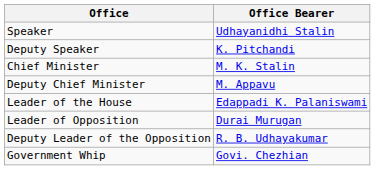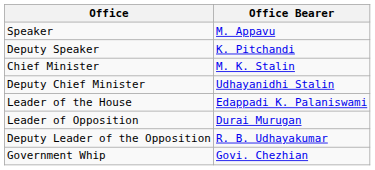(275, 31) Udhayanidhi Stalin -> (246, 31) M. Appavu
(246, 85) M. Appavu -> (275, 85) Udhayanidhi Stalin
